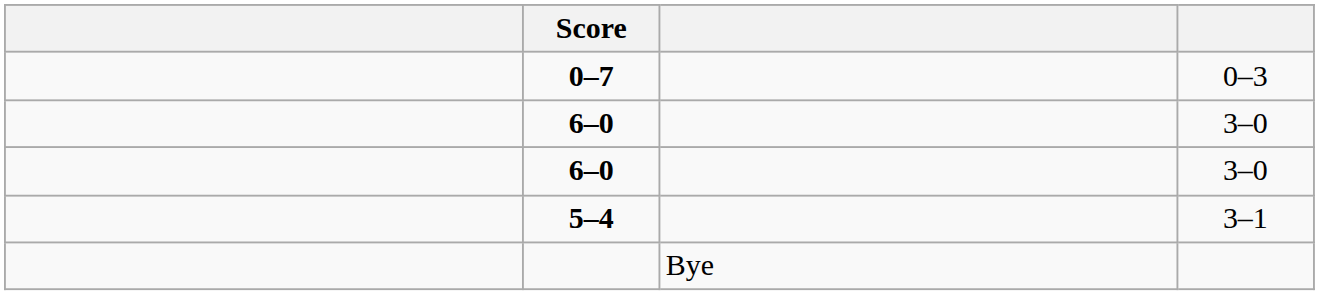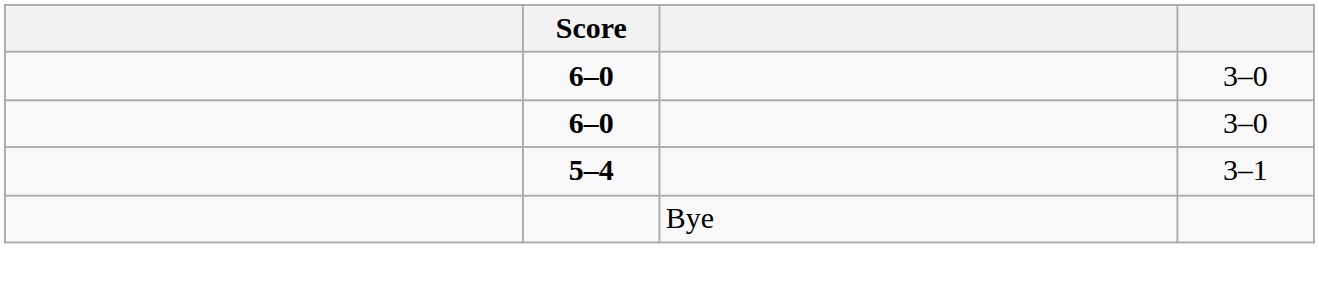- row: (591, 75)
